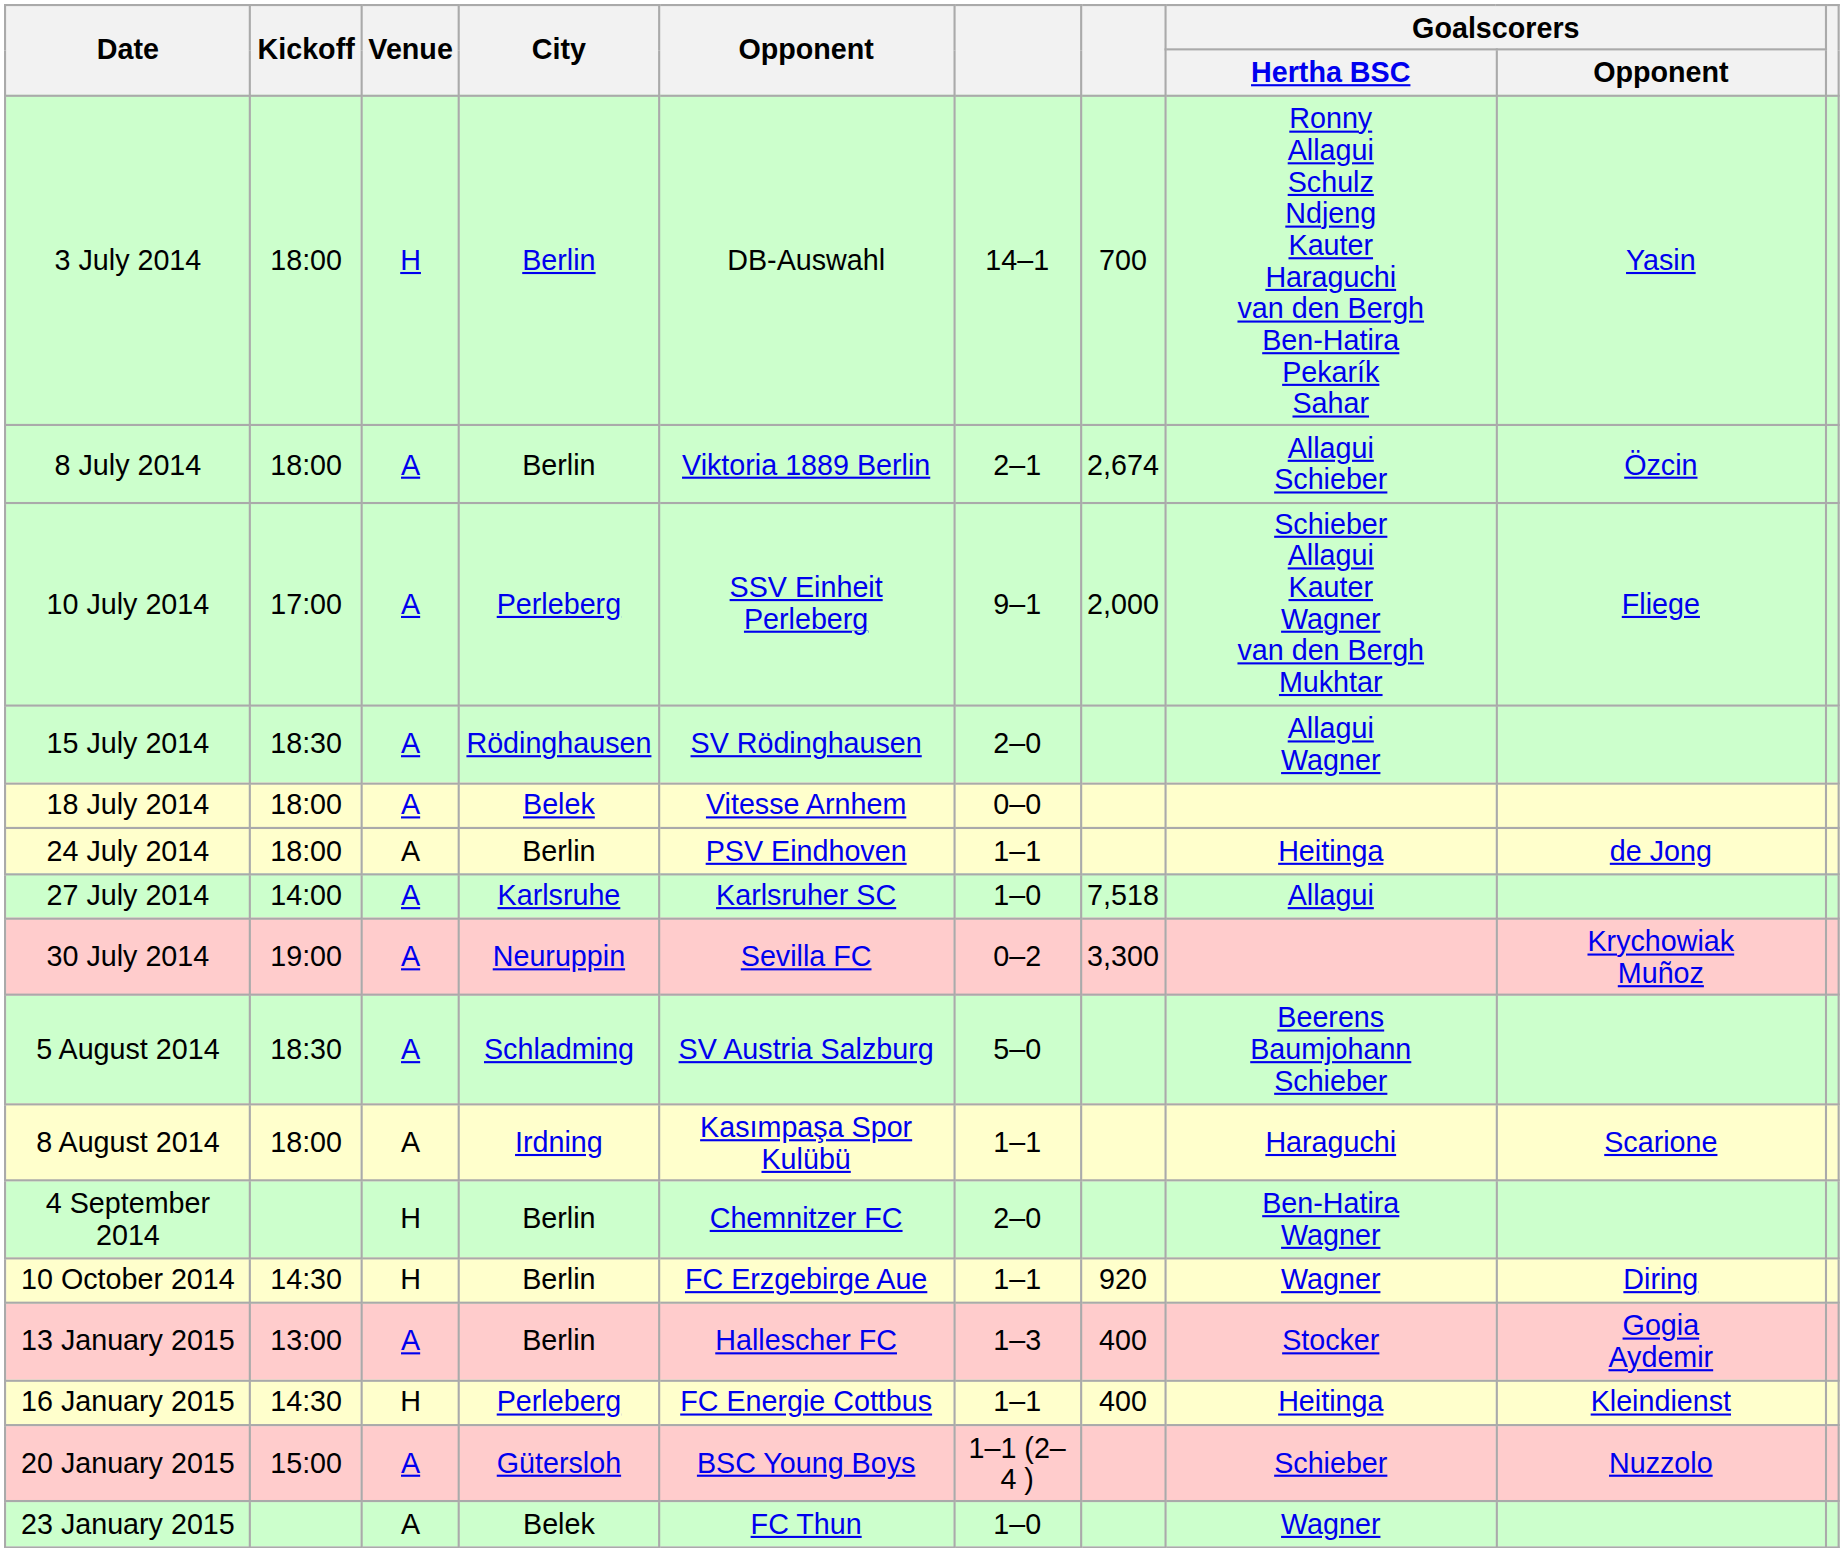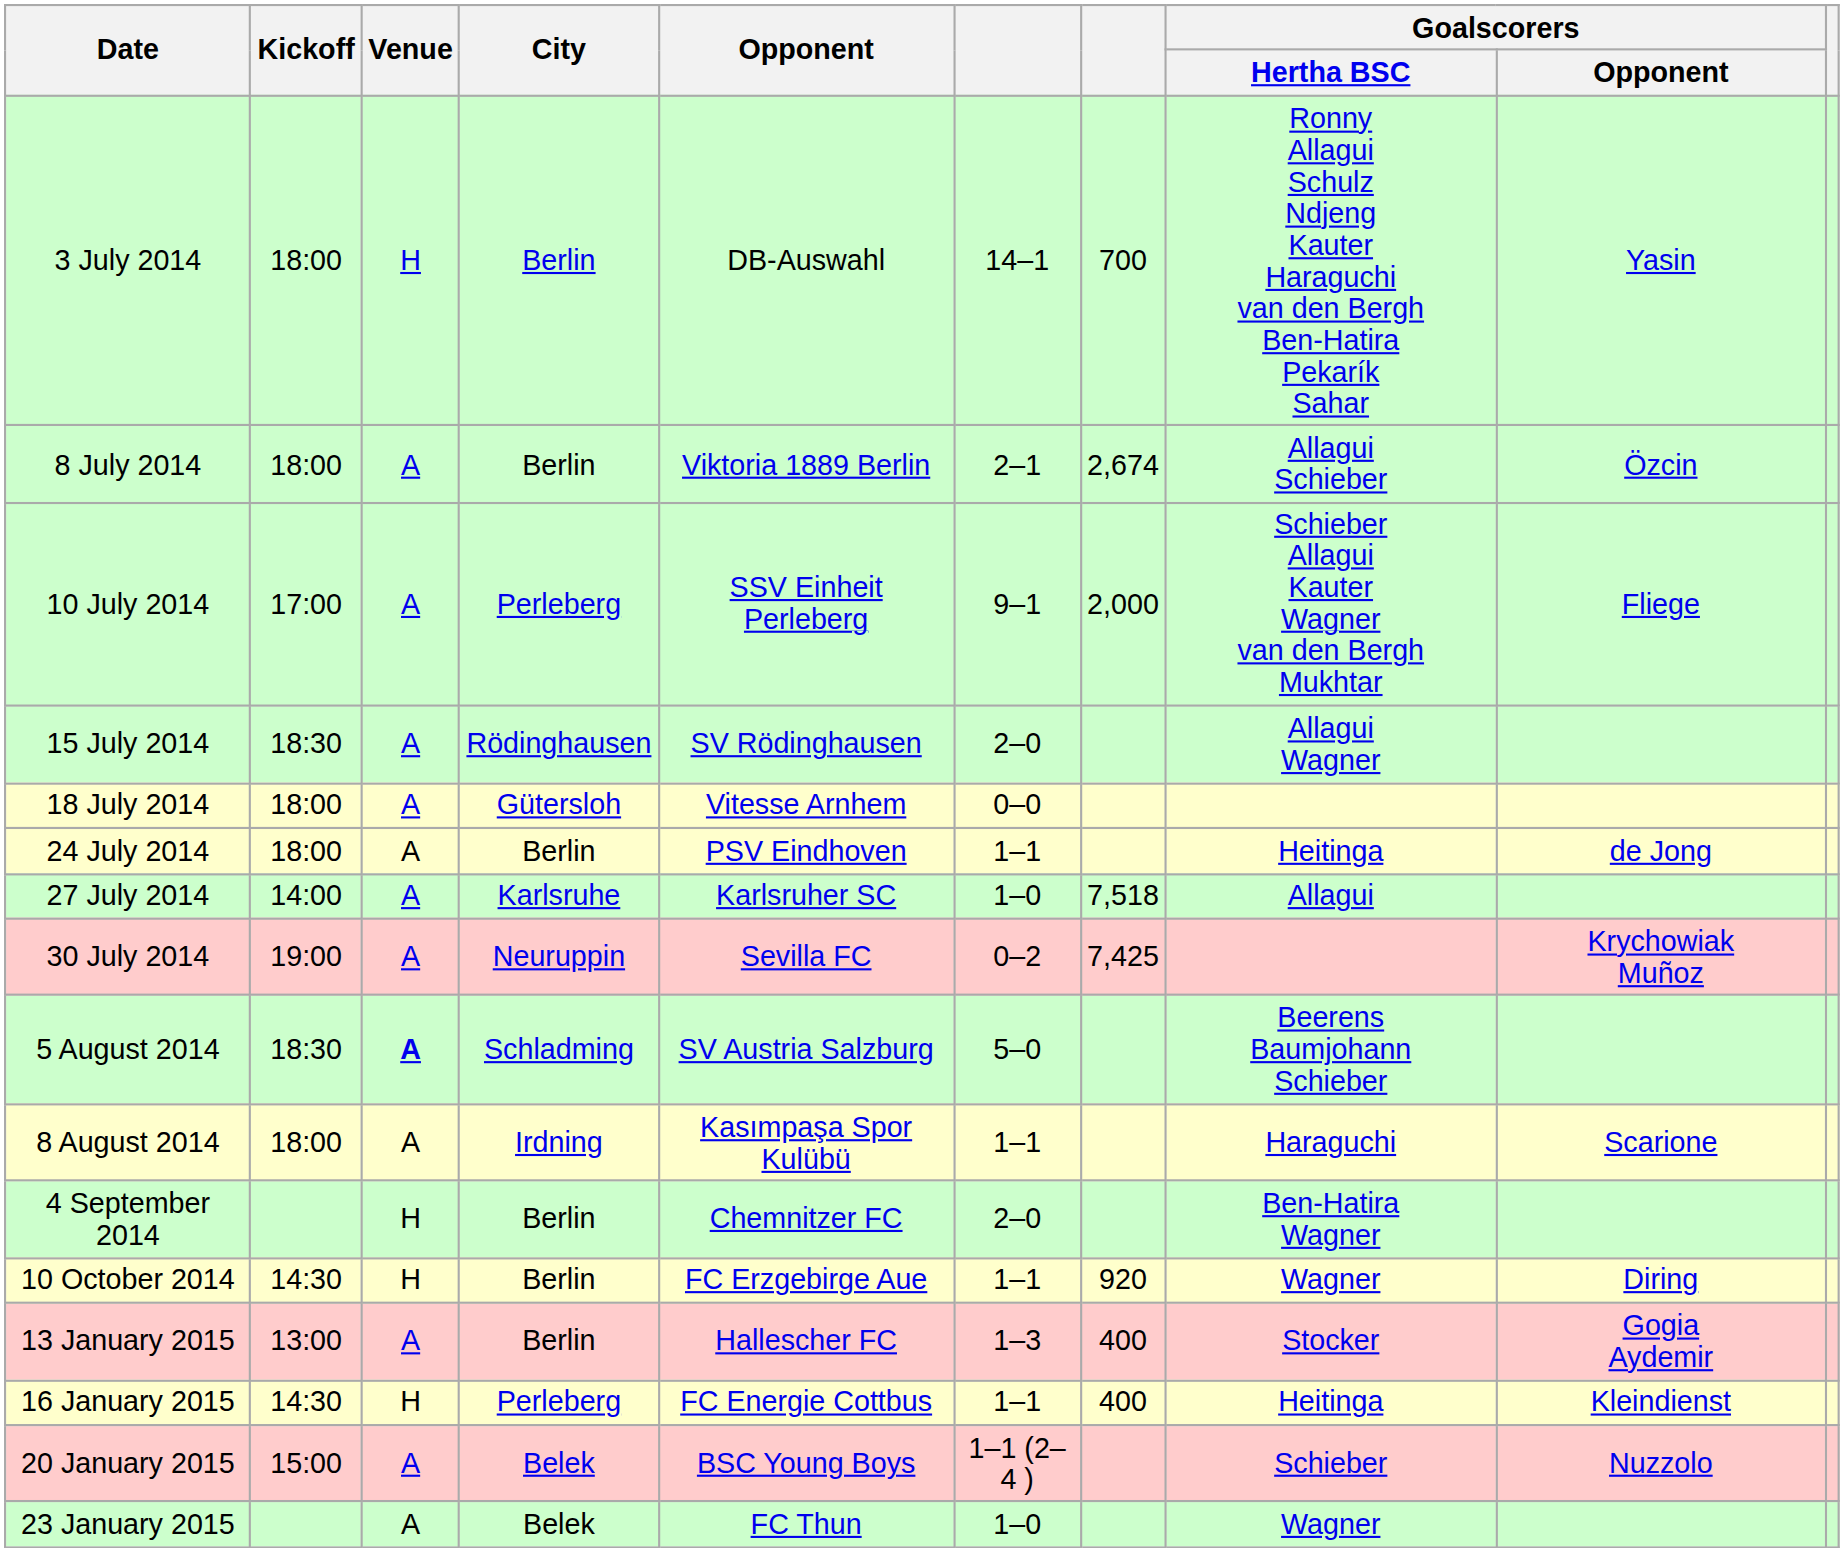(559, 805) Belek -> (559, 805) Gütersloh
(1123, 957) 3,300 -> (1123, 957) 7,425
(411, 1049) normal -> (411, 1049) bold
(559, 1463) Gütersloh -> (559, 1463) Belek
